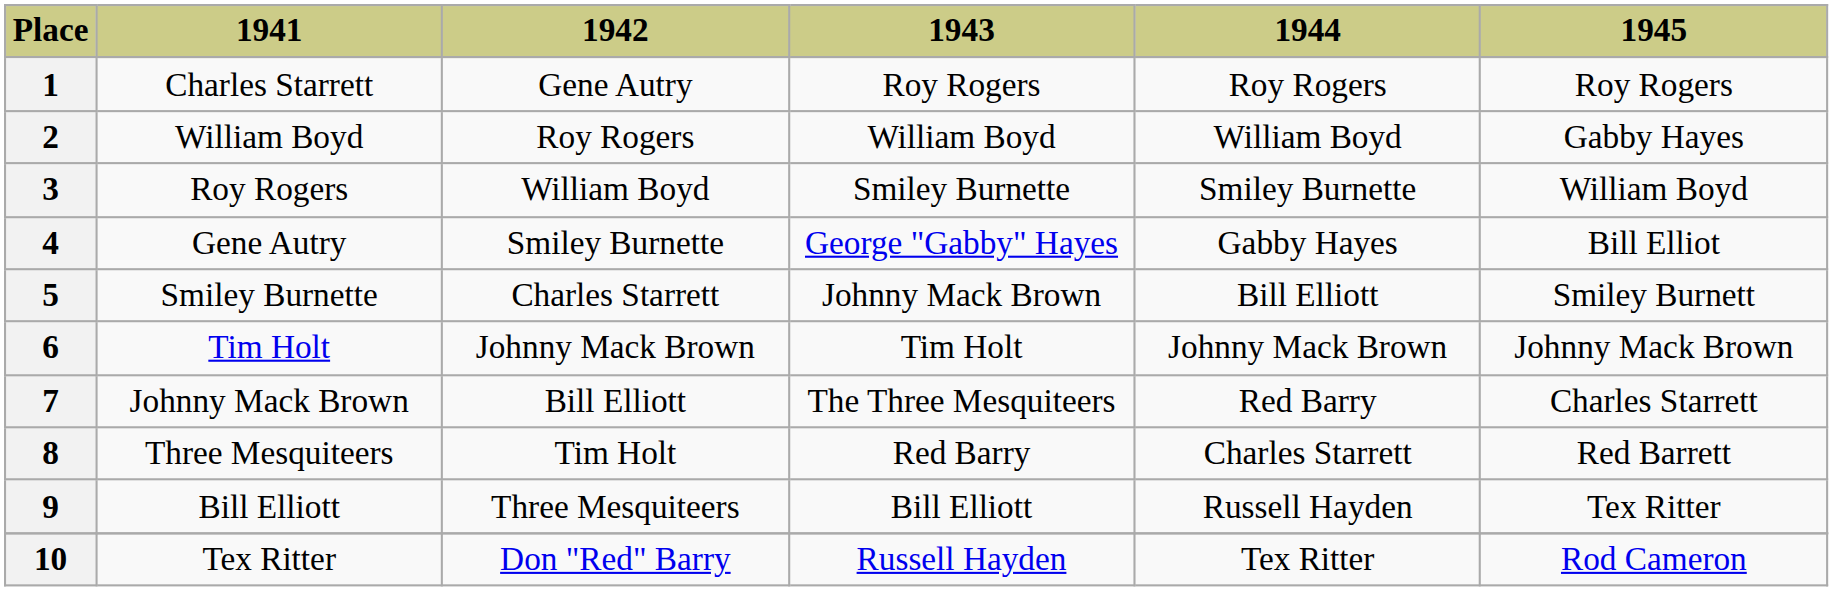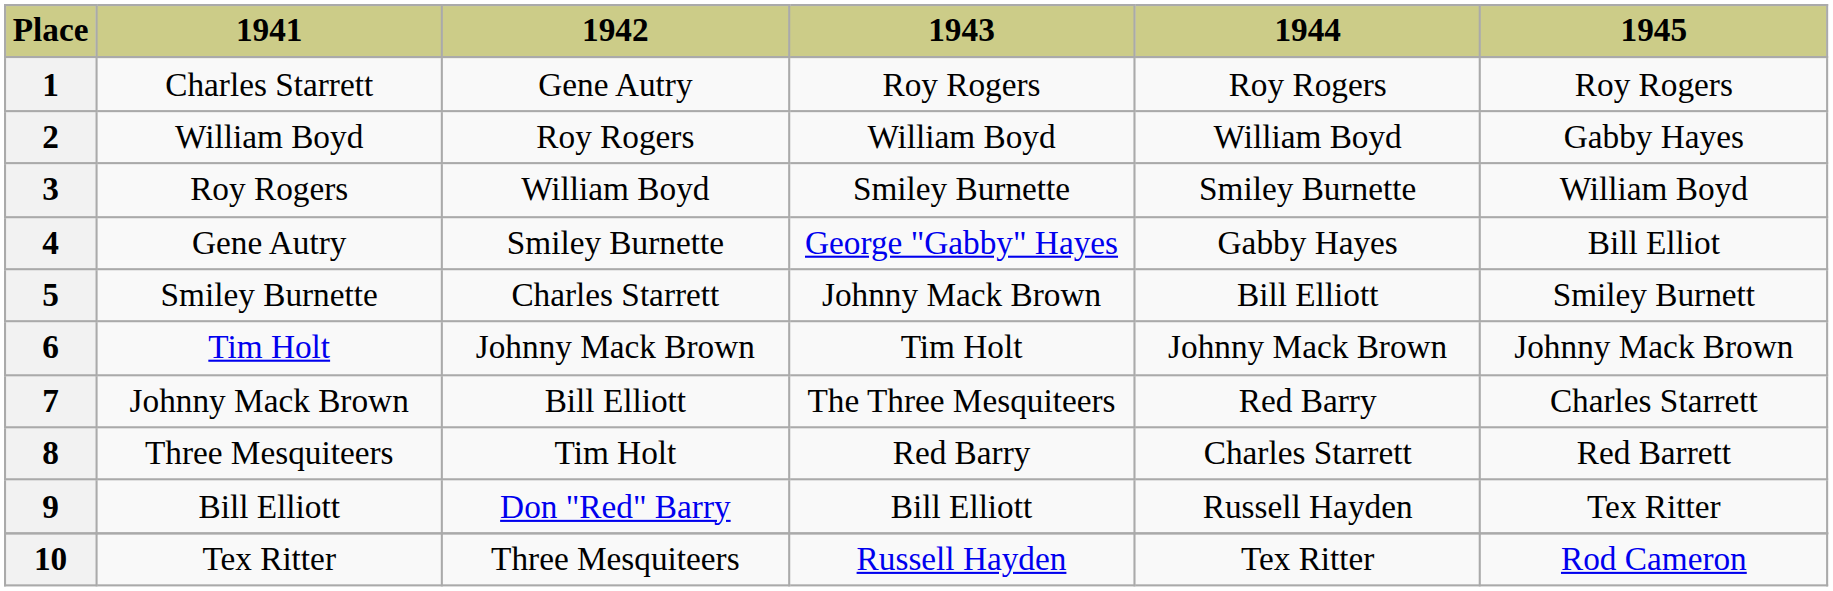(615, 505) Three Mesquiteers -> (615, 505) Don "Red" Barry
(615, 558) Don "Red" Barry -> (615, 558) Three Mesquiteers
